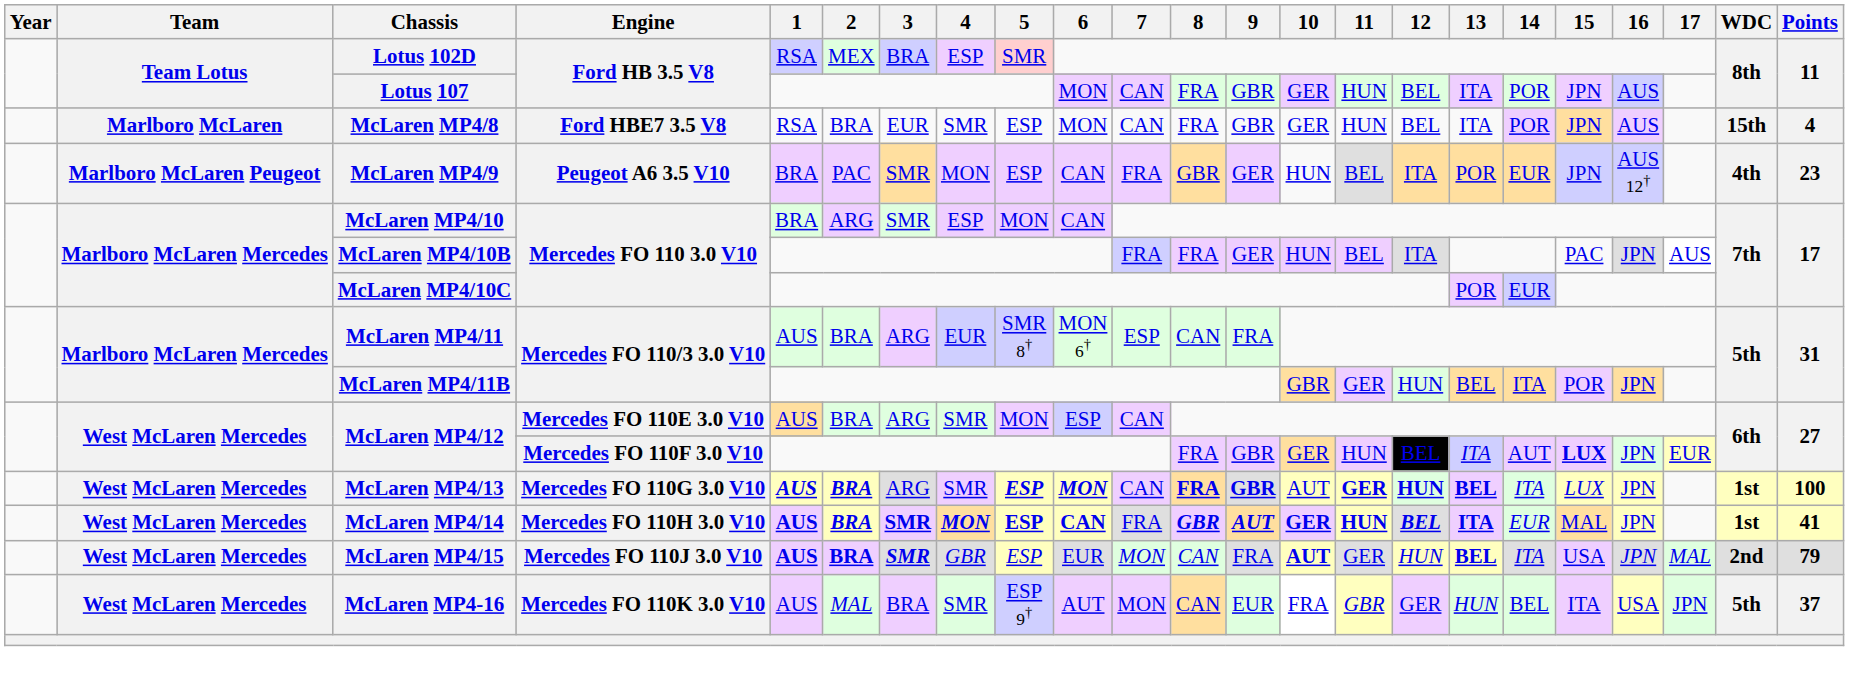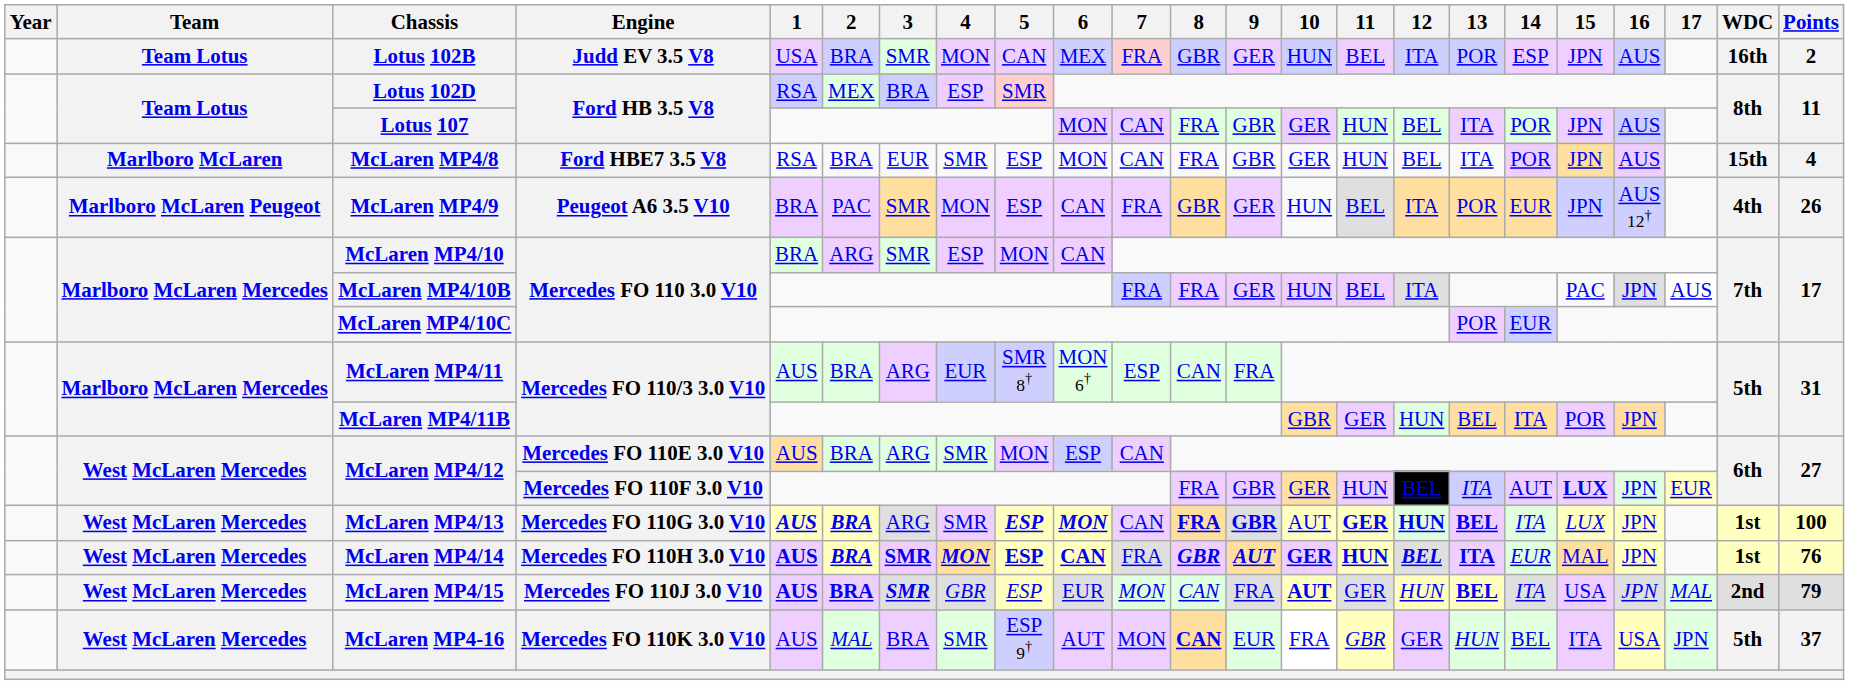+ row: (424, 55)
(1810, 172) 23 -> (1811, 207) 26
(1810, 522) 41 -> (1811, 556) 76
(1198, 604) normal -> (1199, 638) bold
